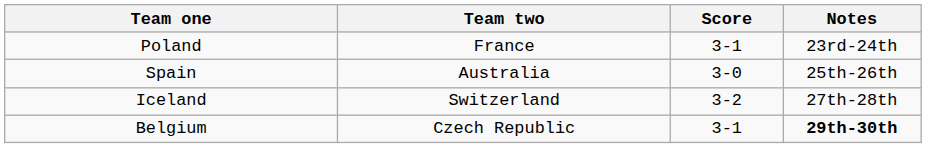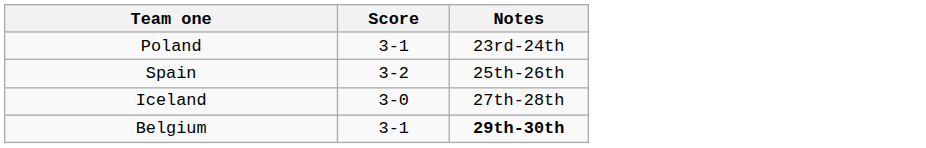- column: (504, 18)
(727, 74) 3-0 -> (394, 74) 3-2
(727, 101) 3-2 -> (394, 101) 3-0
